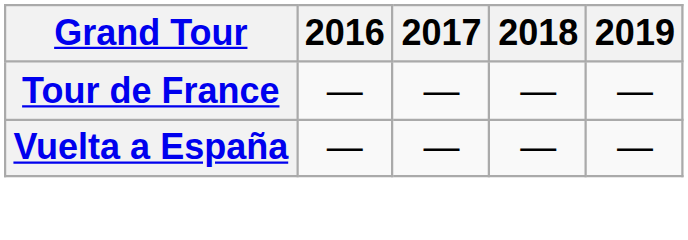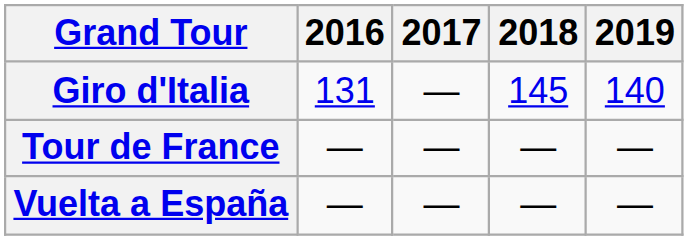+ row: (151, 90)
